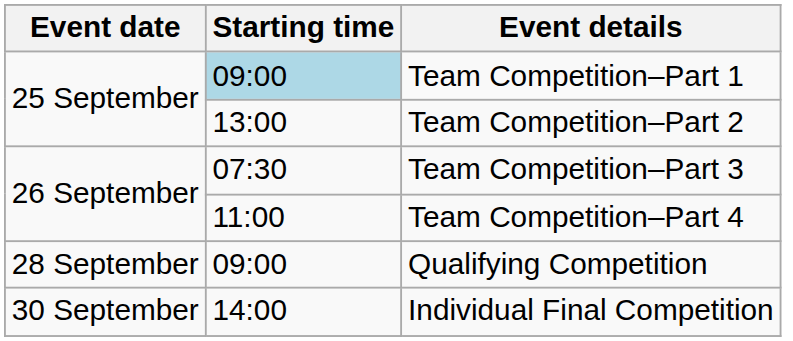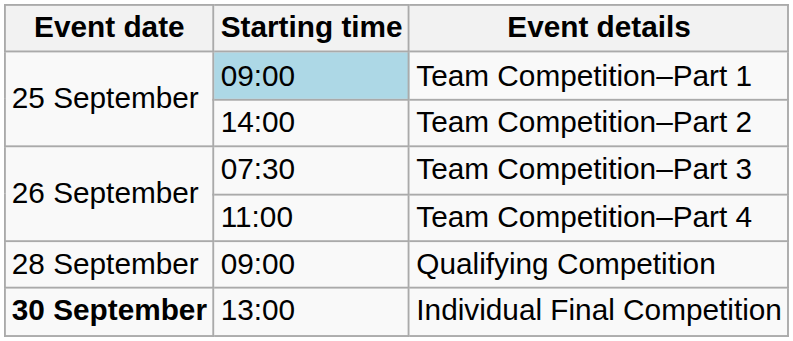(250, 122) 13:00 -> (258, 122) 14:00
(105, 311) normal -> (109, 311) bold
(250, 311) 14:00 -> (258, 311) 13:00
